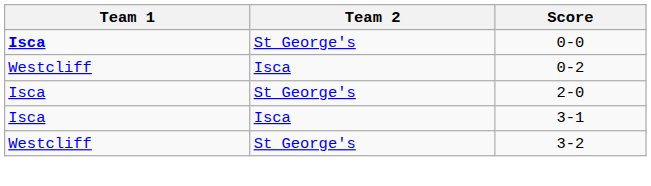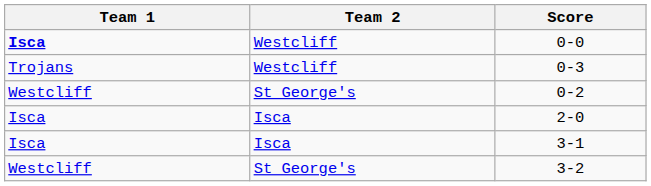(305, 42) St George's -> (295, 42) Westcliff
+ row: (570, 68)
(272, 68) Isca -> (305, 93) St George's
(305, 93) St George's -> (272, 118) Isca
